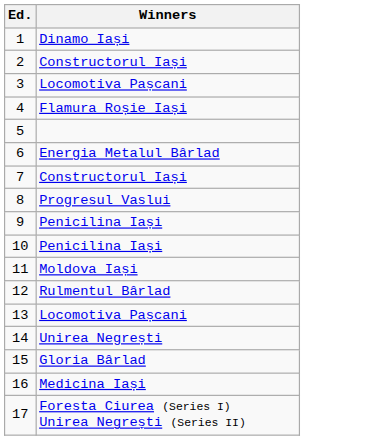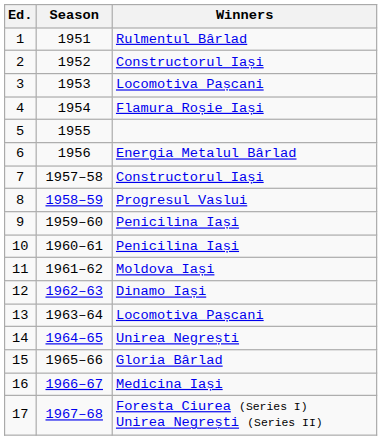+ column: (74, 16)
(84, 39) Dinamo Iași -> (182, 39) Rulmentul Bârlad
(105, 292) Rulmentul Bârlad -> (161, 292) Dinamo Iași
